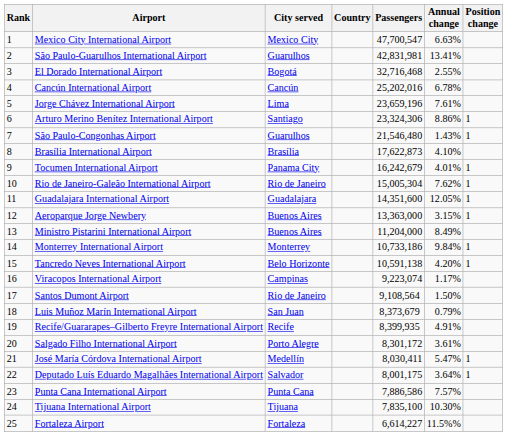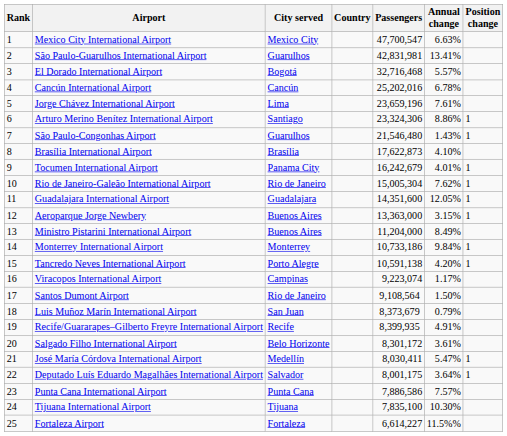(448, 71) 2.55% -> (448, 71) 5.57%
(299, 263) Belo Horizonte -> (293, 263) Porto Alegre
(293, 343) Porto Alegre -> (299, 343) Belo Horizonte
